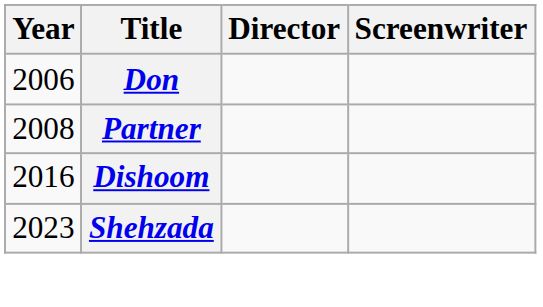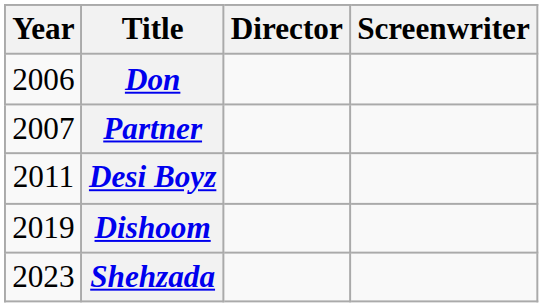(43, 128) 2008 -> (43, 128) 2007
+ row: (153, 177)
(43, 177) 2016 -> (43, 227) 2019
